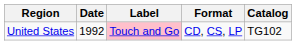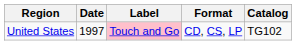(92, 31) 1992 -> (92, 31) 1997
